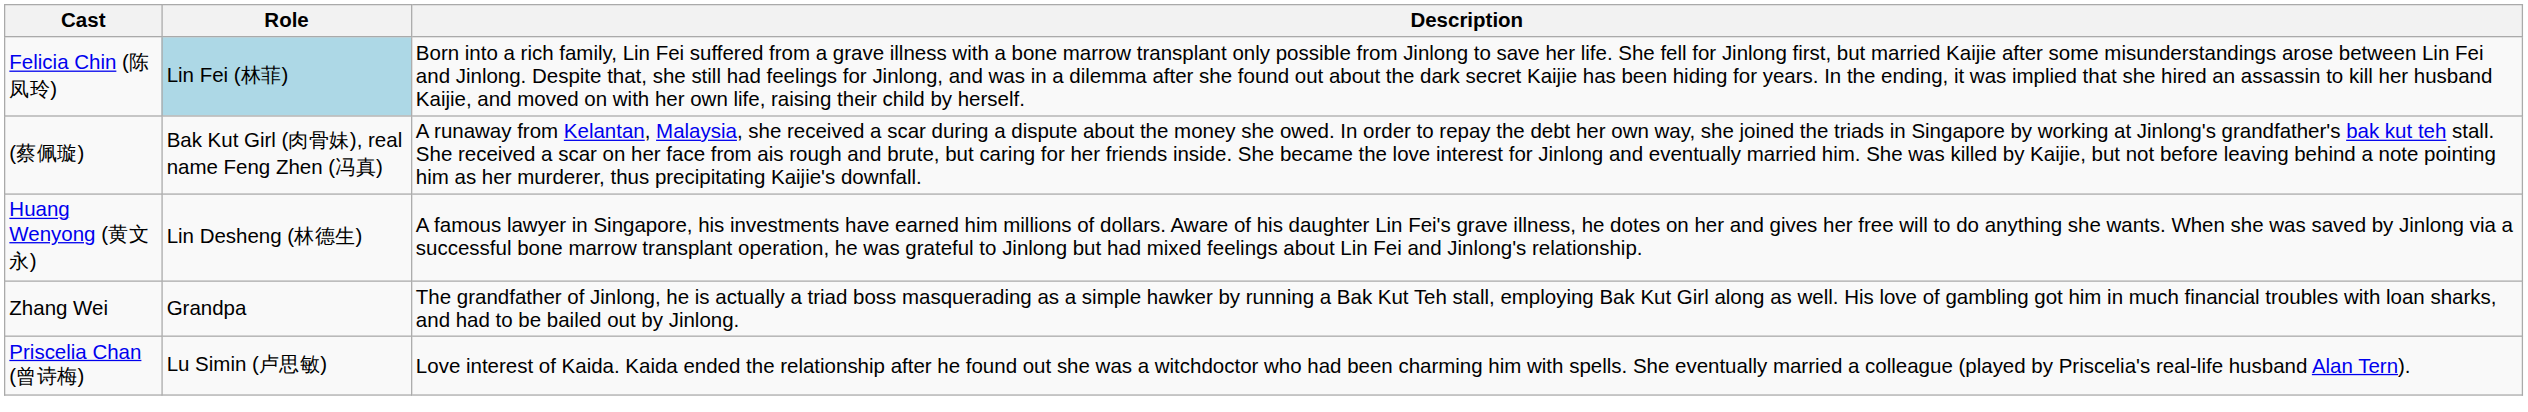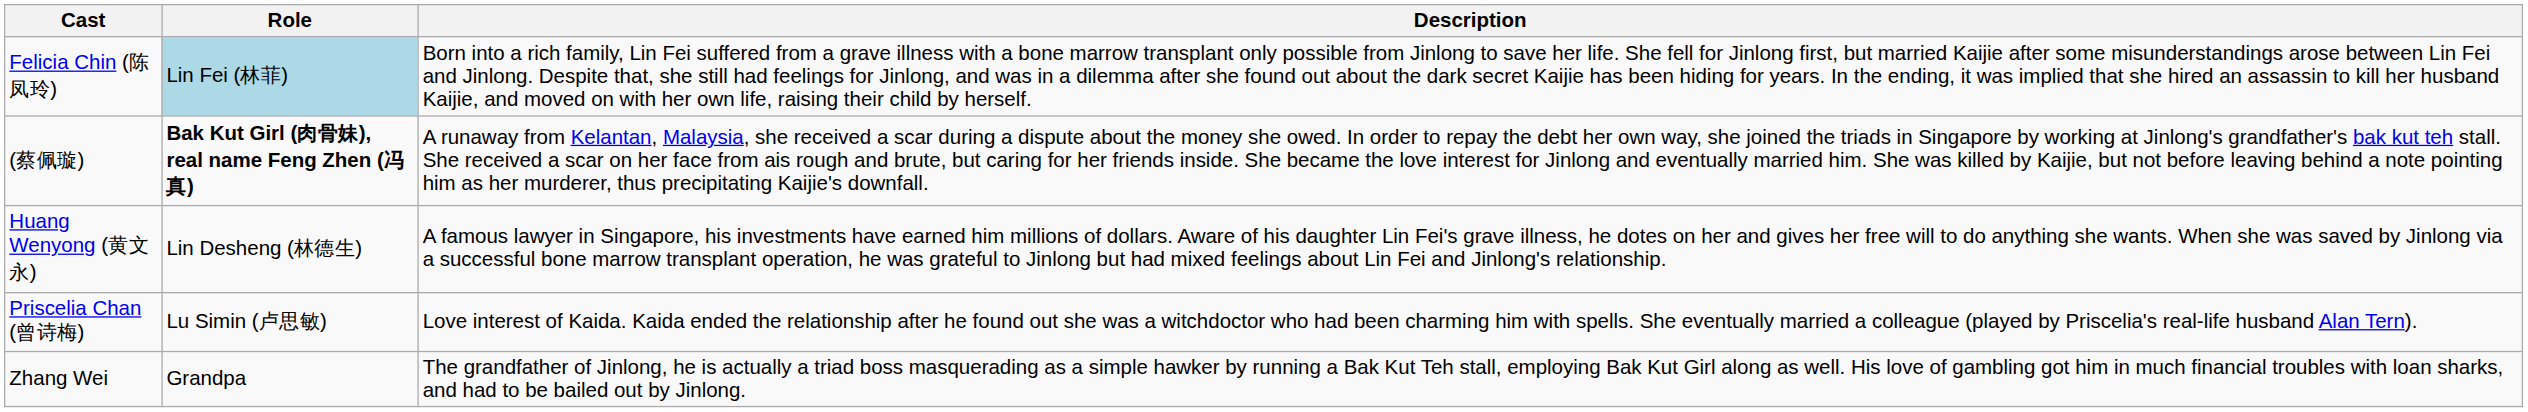(284, 154) normal -> (285, 159) bold
rows swapped: (75, 364) <-> (59, 308)
